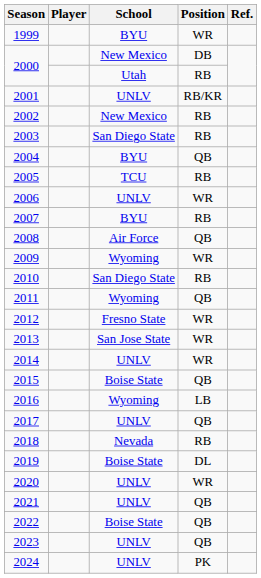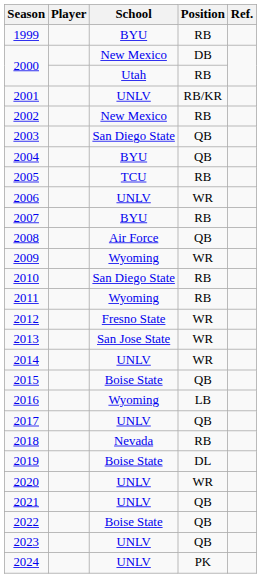(203, 34) WR -> (203, 34) RB
(203, 136) RB -> (203, 136) QB
(203, 298) QB -> (203, 298) RB
